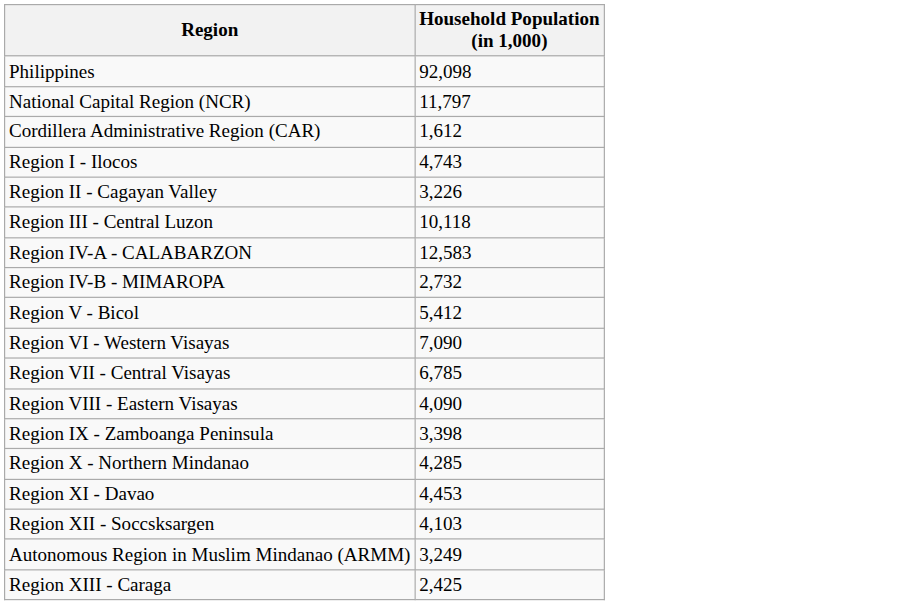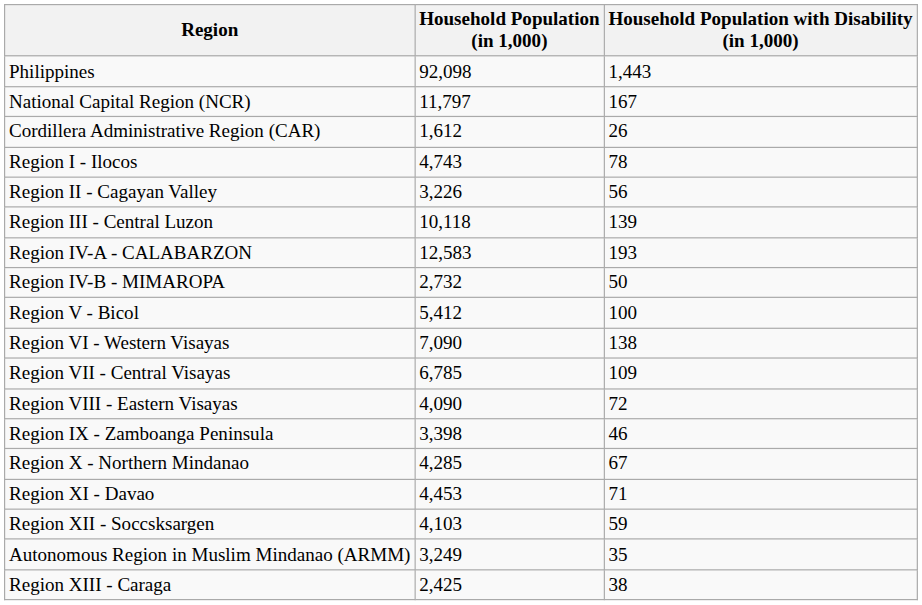+ column: (760, 30)
